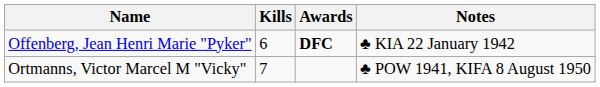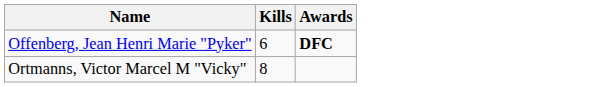- column: (476, 17)
(263, 69) 7 -> (263, 69) 8
